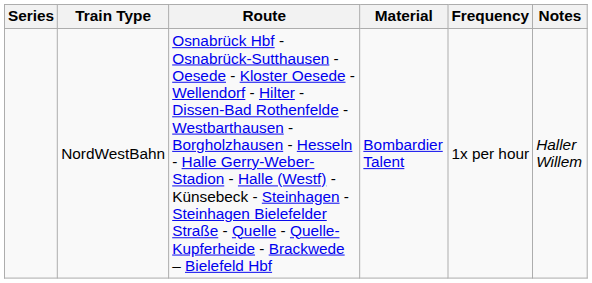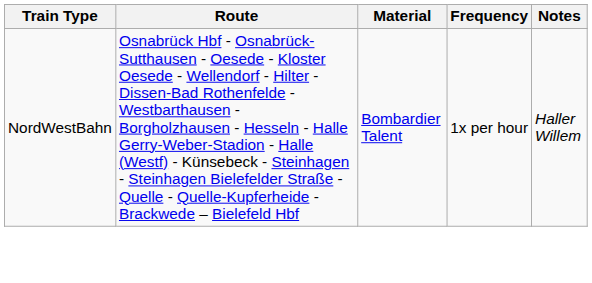- column: (31, 16)
